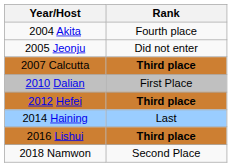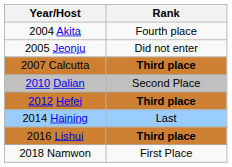(166, 84) First Place -> (166, 84) Second Place
(166, 154) Second Place -> (166, 154) First Place
